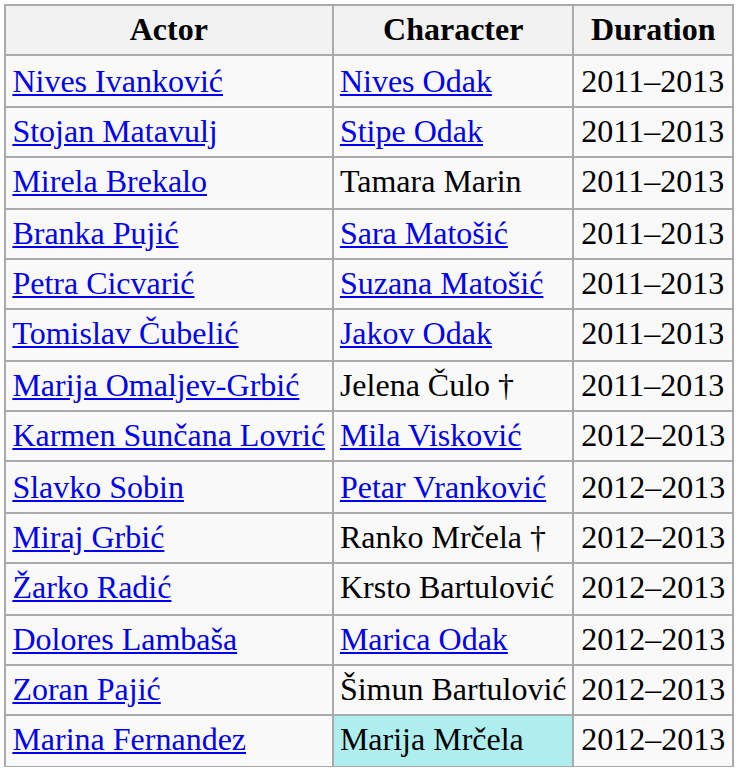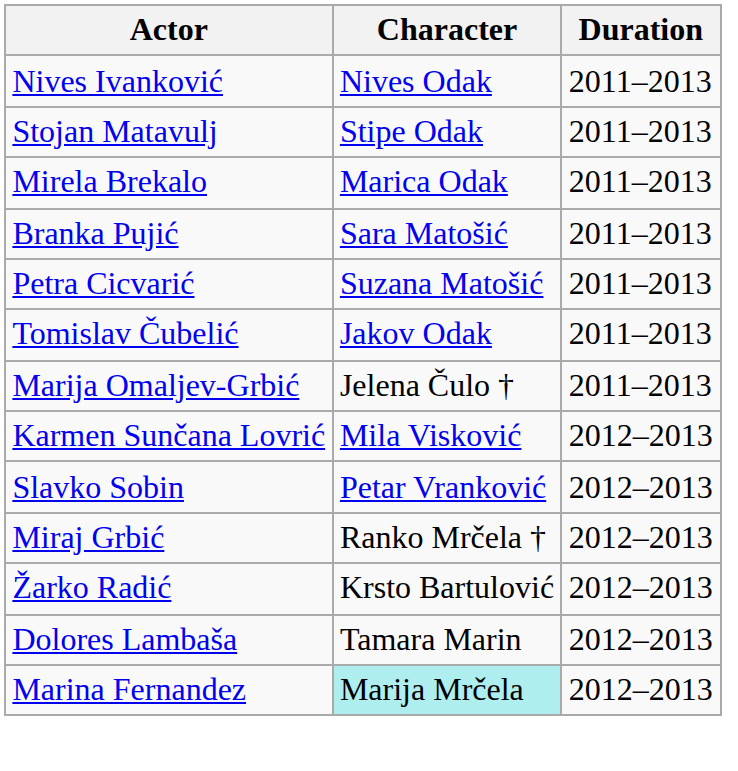(431, 182) Tamara Marin -> (424, 182) Marica Odak
(424, 638) Marica Odak -> (431, 638) Tamara Marin
- row: (87, 689)
